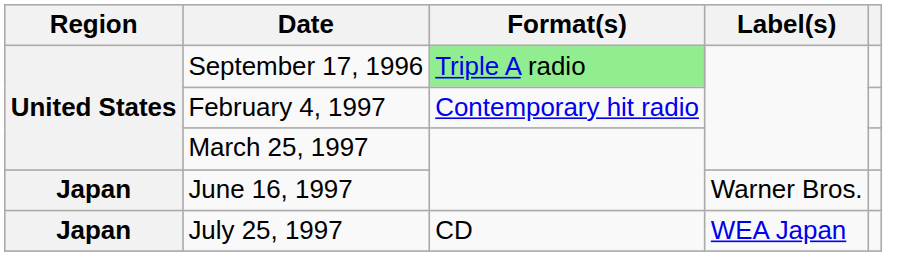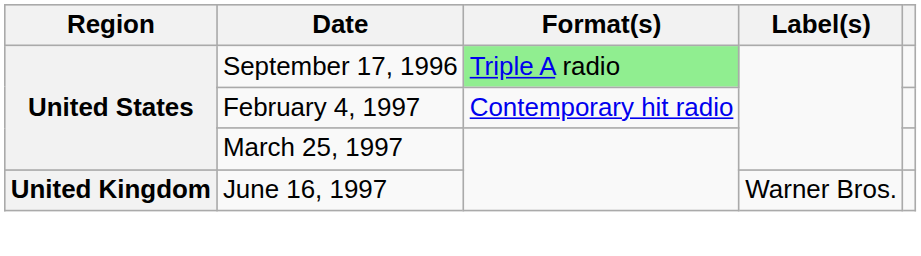(94, 189) Japan -> (111, 189) United Kingdom
- row: (265, 230)
